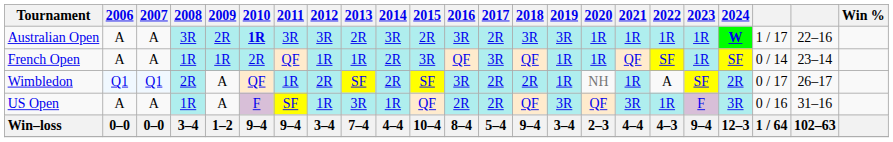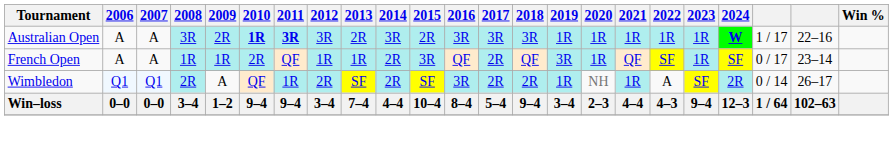(290, 37) normal -> (291, 37) bold
(496, 37) 2R -> (496, 37) 3R
(564, 37) 3R -> (564, 37) 1R
(496, 59) 3R -> (496, 59) 2R
(564, 59) 1R -> (564, 59) 3R
(772, 59) 0 / 14 -> (772, 59) 0 / 17
(772, 81) 0 / 17 -> (772, 81) 0 / 14
- row: (33, 103)
